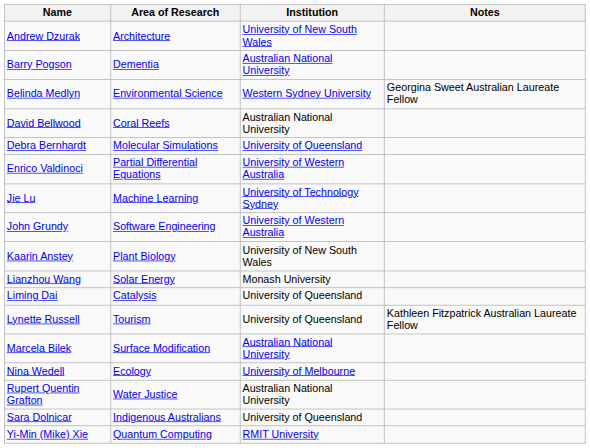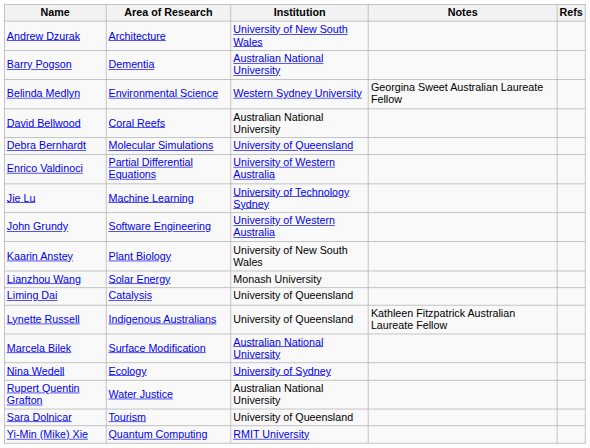+ column: (571, 13)
(132, 319) Tourism -> (162, 319) Indigenous Australians
(299, 371) University of Melbourne -> (282, 371) University of Sydney
(167, 417) Indigenous Australians -> (127, 417) Tourism
